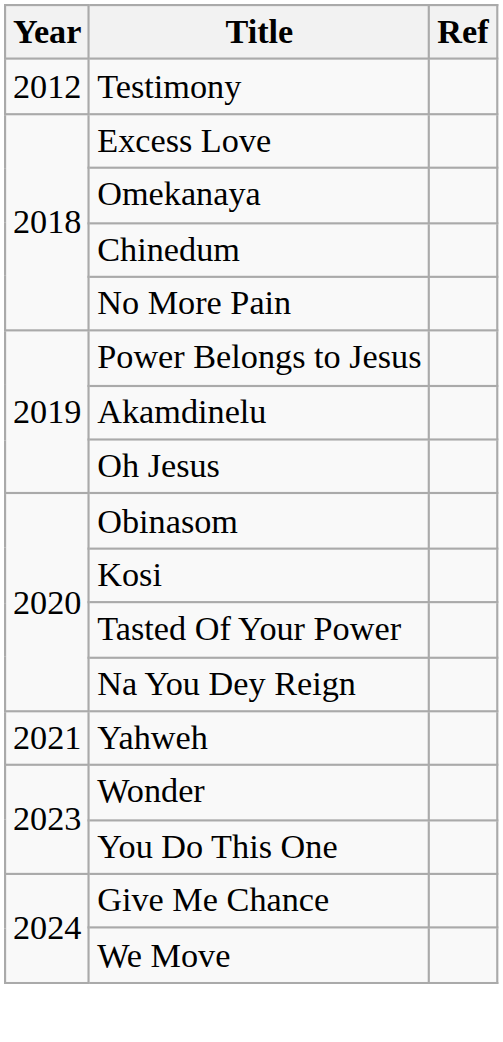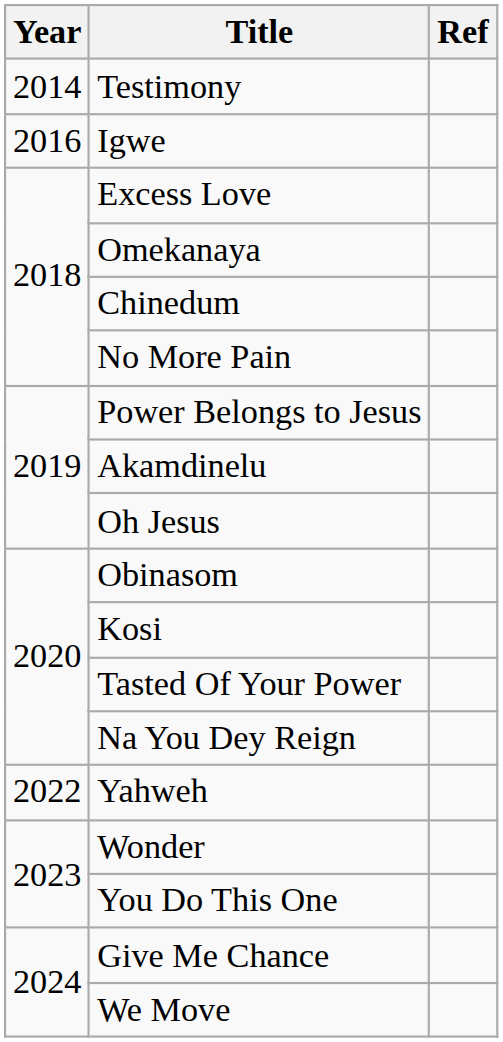(47, 85) 2012 -> (47, 85) 2014
+ row: (131, 140)
(47, 737) 2021 -> (47, 791) 2022
